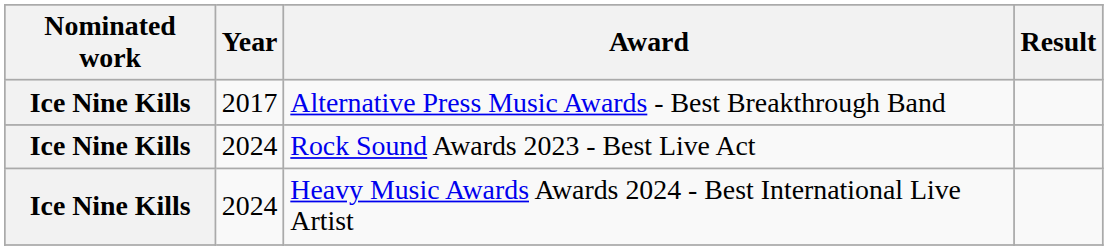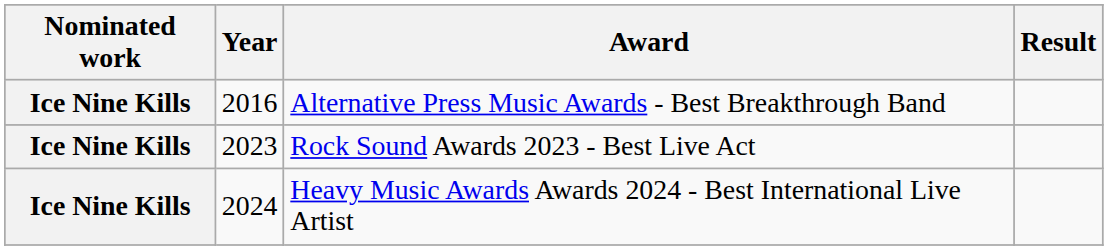(250, 102) 2017 -> (250, 102) 2016
(250, 146) 2024 -> (250, 146) 2023
